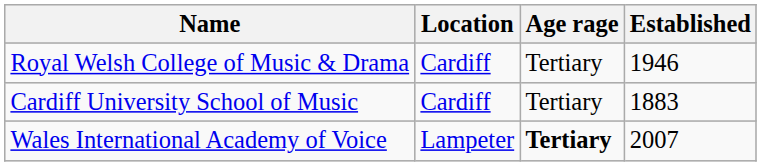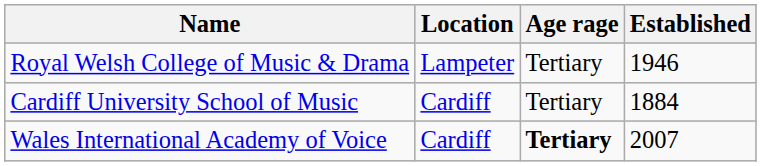(456, 62) Cardiff -> (467, 62) Lampeter
(654, 101) 1883 -> (654, 101) 1884
(467, 140) Lampeter -> (456, 140) Cardiff
